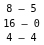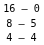rows swapped: (21, 8) <-> (21, 23)
